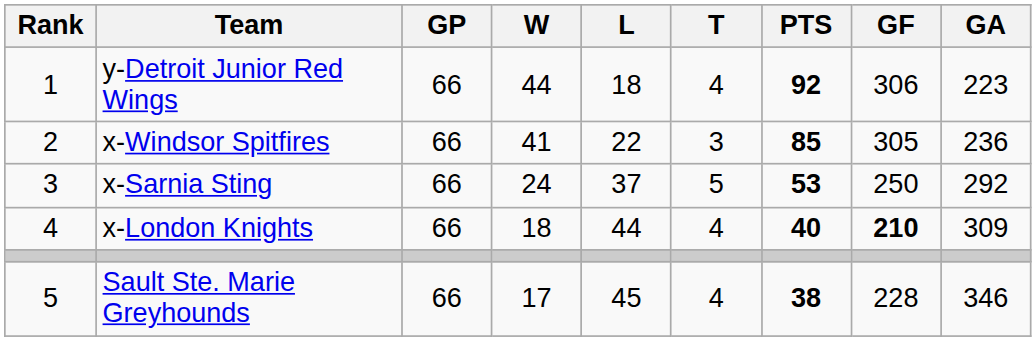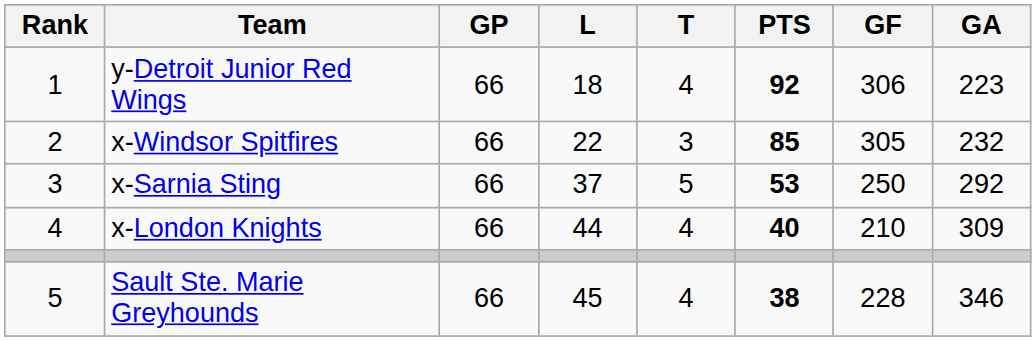- column: (537, 25)
(986, 142) 236 -> (981, 142) 232
(896, 227) bold -> (883, 227) normal
